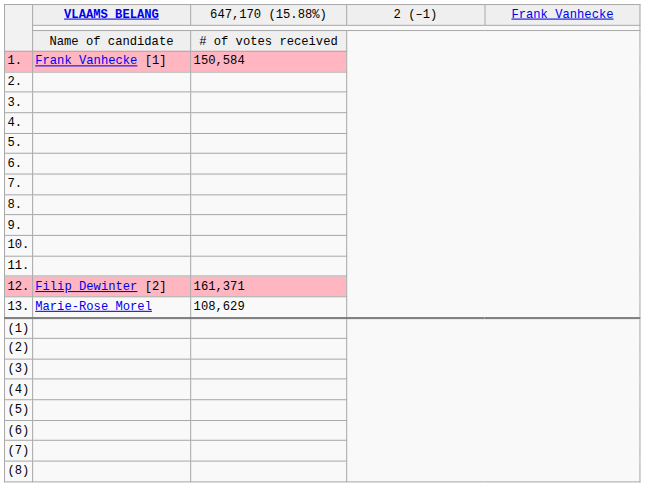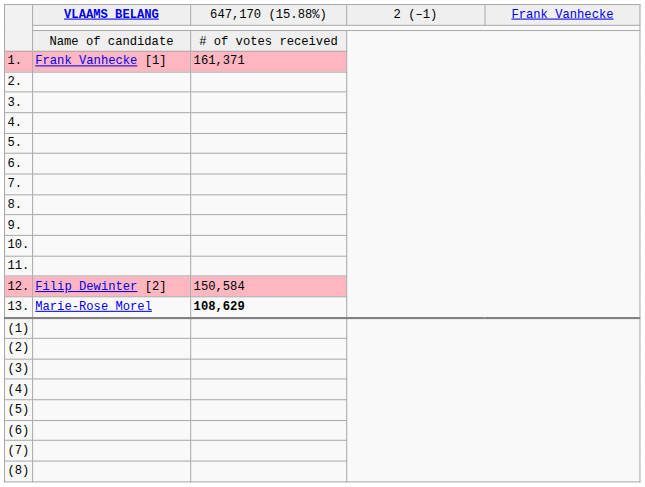(219, 61) 150,584 -> (219, 61) 161,371
(219, 286) 161,371 -> (219, 286) 150,584
(219, 307) normal -> (219, 307) bold
